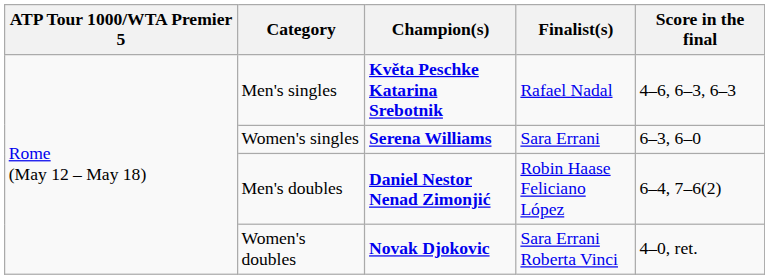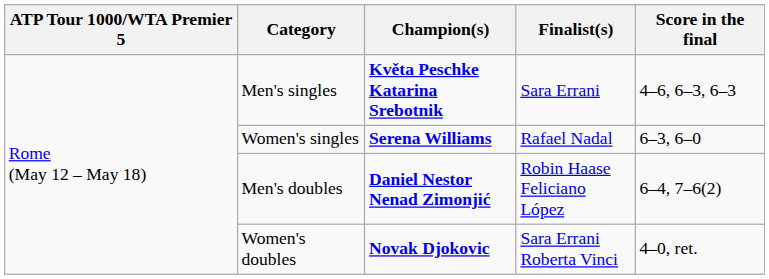(566, 89) Rafael Nadal -> (560, 89) Sara Errani
(560, 139) Sara Errani -> (566, 139) Rafael Nadal
